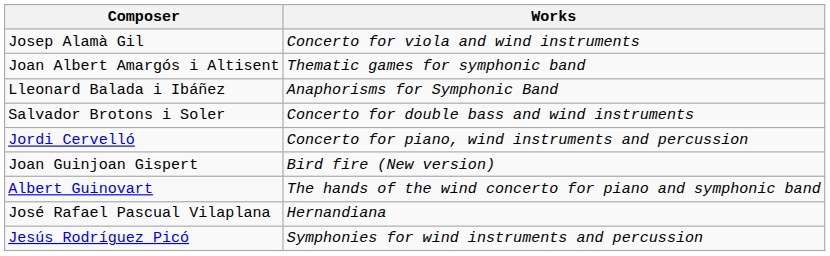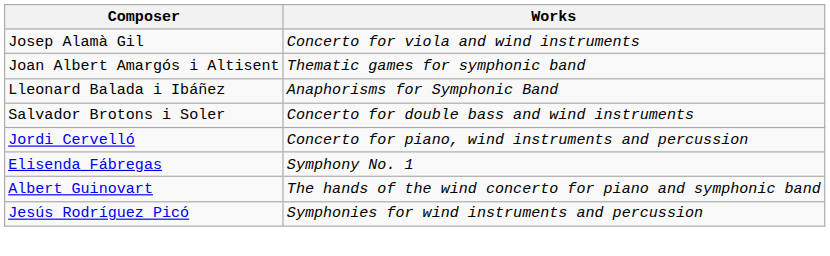+ row: (85, 164)
- row: (103, 164)
- row: (139, 213)
